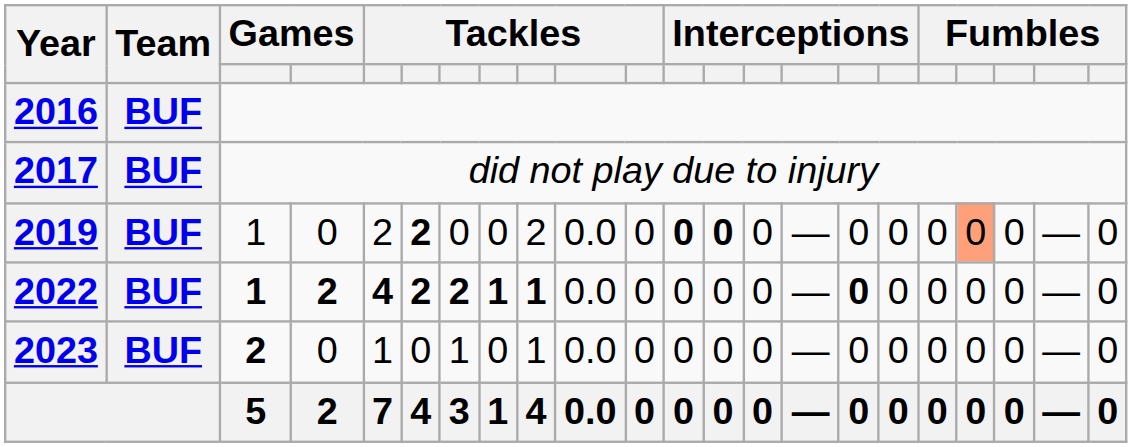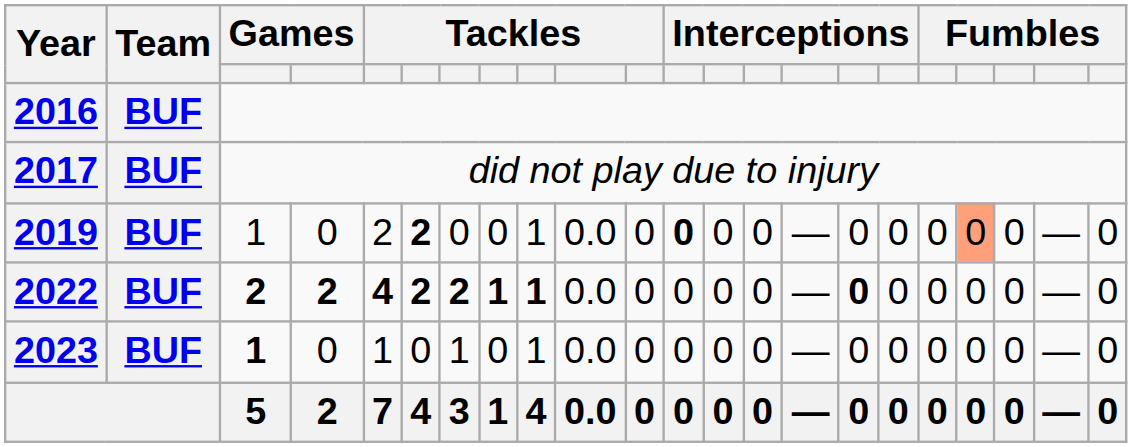(536, 231) 2 -> (536, 231) 1
(723, 231) bold -> (723, 231) normal
(256, 291) 1 -> (256, 291) 2
(256, 351) 2 -> (256, 351) 1
